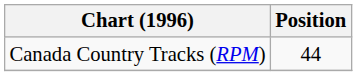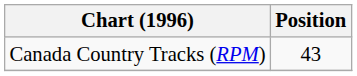(311, 53) 44 -> (311, 53) 43
